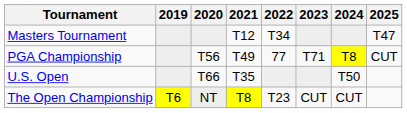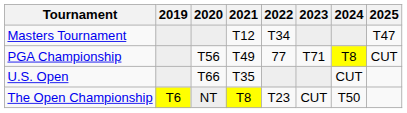(349, 77) T50 -> (349, 77) CUT
(349, 98) CUT -> (349, 98) T50
